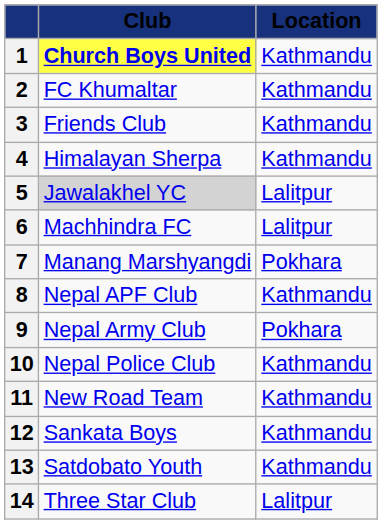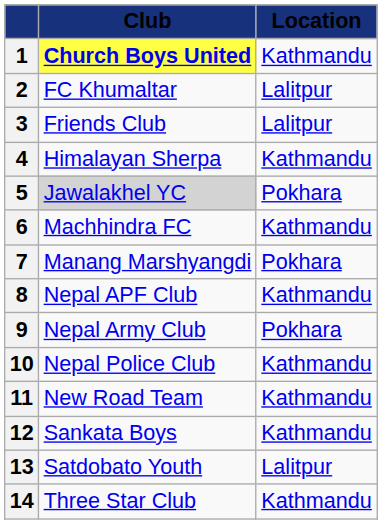(317, 90) Kathmandu -> (297, 90) Lalitpur
(317, 124) Kathmandu -> (297, 124) Lalitpur
(297, 192) Lalitpur -> (302, 192) Pokhara
(297, 227) Lalitpur -> (317, 227) Kathmandu
(317, 466) Kathmandu -> (297, 466) Lalitpur
(297, 501) Lalitpur -> (317, 501) Kathmandu
